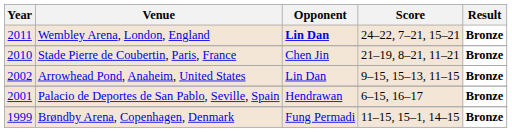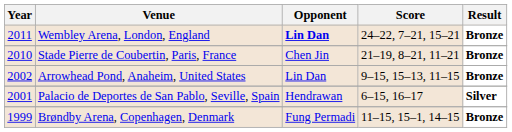(485, 96) Bronze -> (481, 96) Silver
